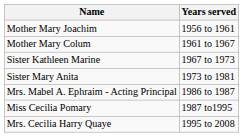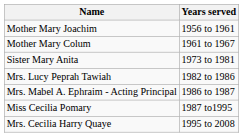- row: (53, 60)
+ row: (59, 76)
